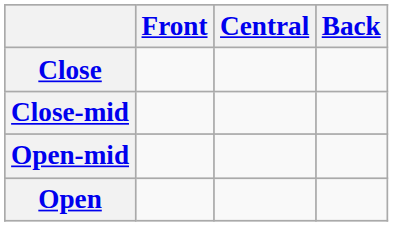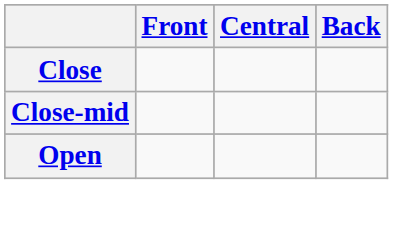- row: (70, 155)
